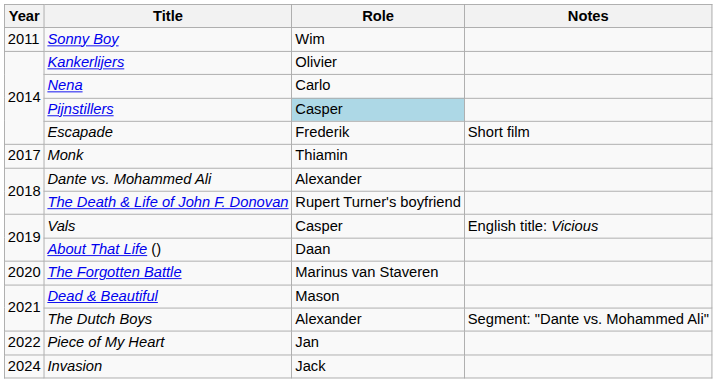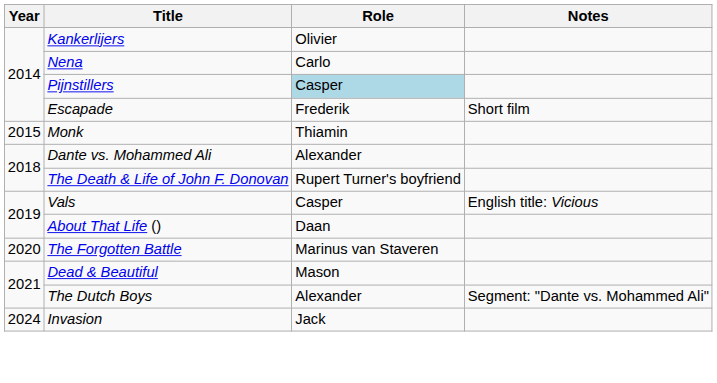- row: (83, 39)
(24, 156) 2017 -> (24, 132) 2015
- row: (106, 343)
